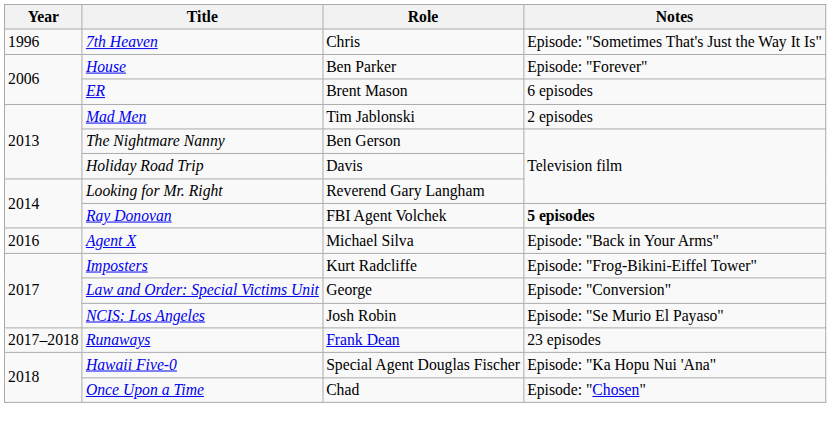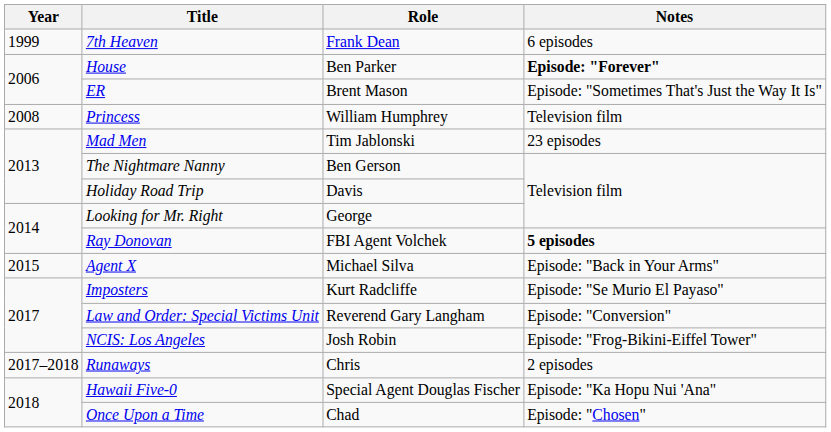(24, 41) 1996 -> (24, 41) 1999
(343, 41) Chris -> (363, 41) Frank Dean
(675, 41) Episode: "Sometimes That's Just the Way It Is" -> (560, 41) 6 episodes
(587, 66) normal -> (593, 66) bold
(560, 91) 6 episodes -> (675, 91) Episode: "Sometimes That's Just the Way It Is"
+ row: (113, 116)
(560, 116) 2 episodes -> (564, 141) 23 episodes
(405, 191) Reverend Gary Langham -> (349, 215) George
(24, 240) 2016 -> (24, 265) 2015
(642, 265) Episode: "Frog-Bikini-Eiffel Tower" -> (625, 290) Episode: "Se Murio El Payaso"
(349, 290) George -> (405, 315) Reverend Gary Langham
(625, 315) Episode: "Se Murio El Payaso" -> (642, 340) Episode: "Frog-Bikini-Eiffel Tower"
(363, 340) Frank Dean -> (343, 365) Chris
(564, 340) 23 episodes -> (560, 365) 2 episodes
